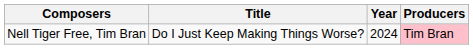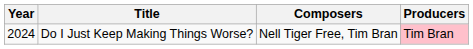columns swapped: (384, 14) <-> (77, 14)
